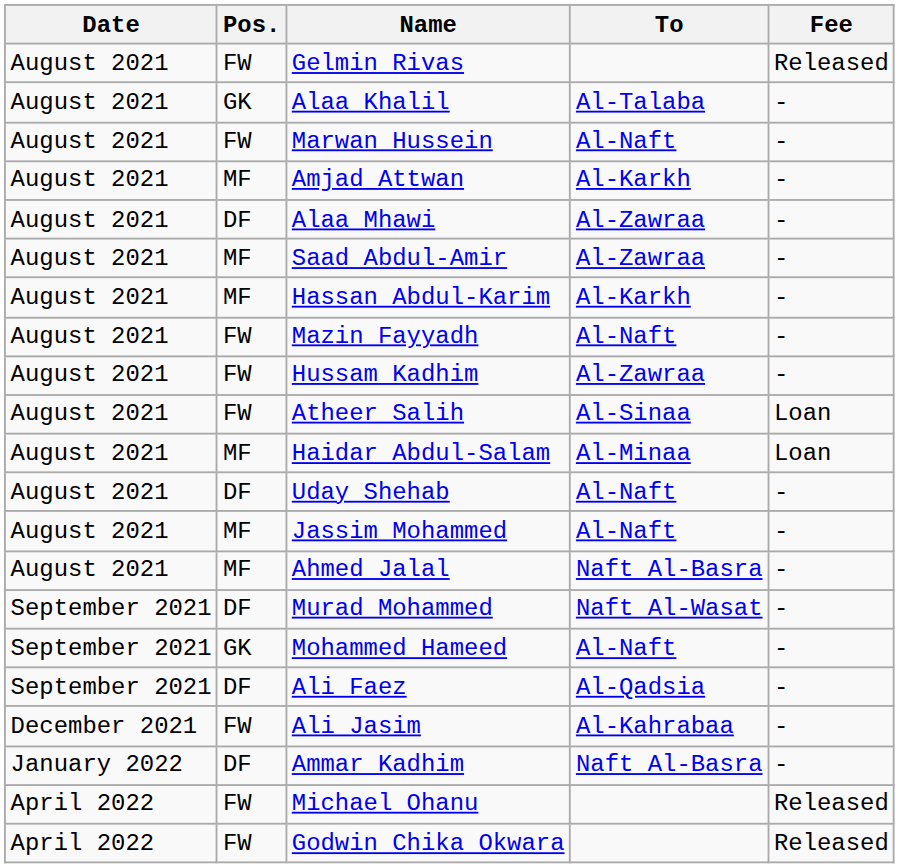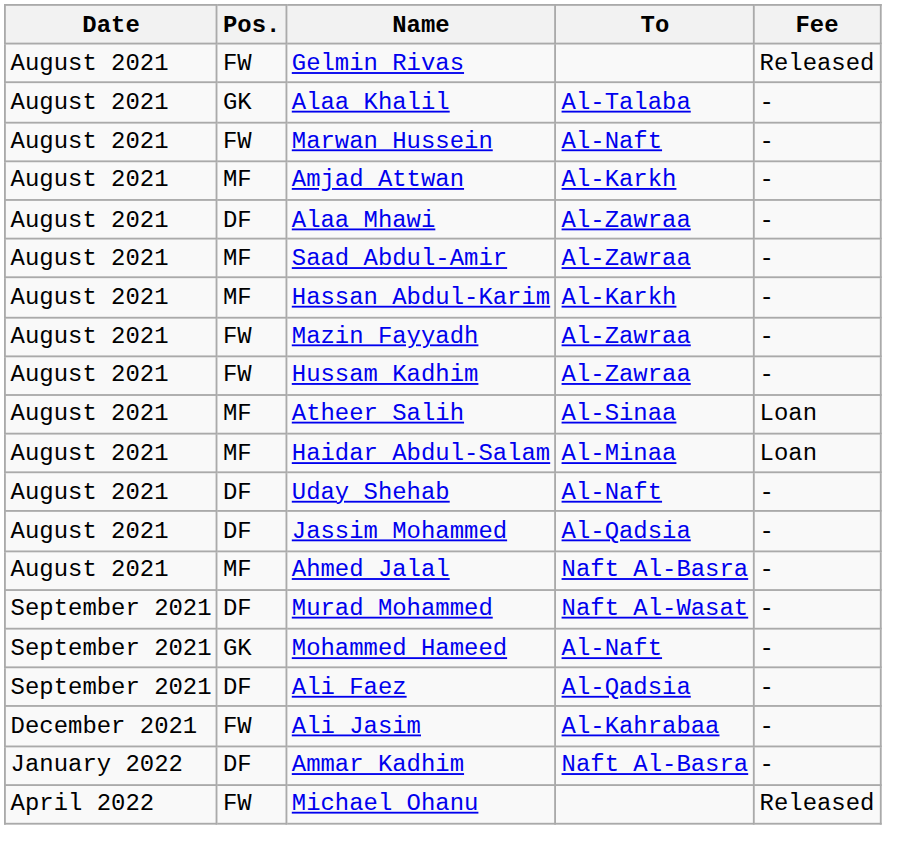(626, 336) Al-Naft -> (626, 336) Al-Zawraa
(237, 414) FW -> (237, 414) MF
(237, 531) MF -> (237, 531) DF
(626, 531) Al-Naft -> (626, 531) Al-Qadsia
- row: (428, 843)
